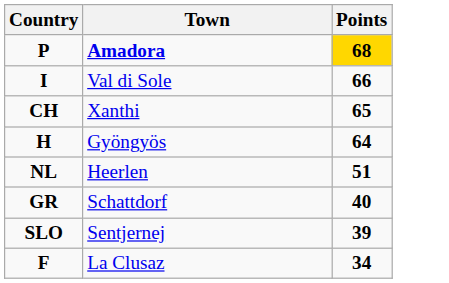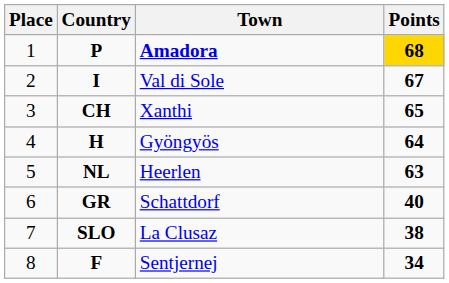+ column: (31, 19)
(362, 80) 66 -> (414, 80) 67
(362, 171) 51 -> (414, 171) 63
(126, 232) Sentjernej -> (178, 232) La Clusaz
(362, 232) 39 -> (414, 232) 38
(126, 263) La Clusaz -> (179, 263) Sentjernej
